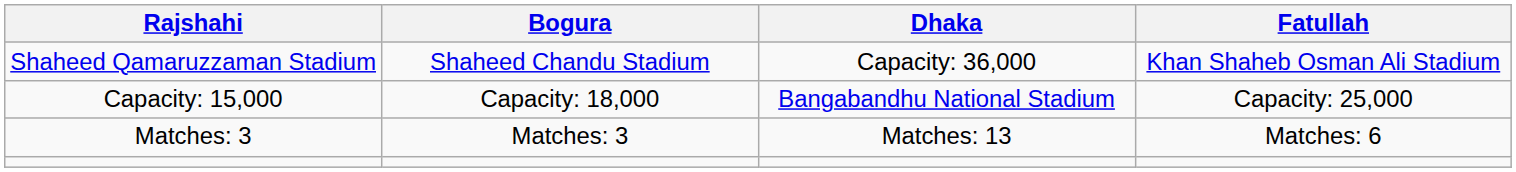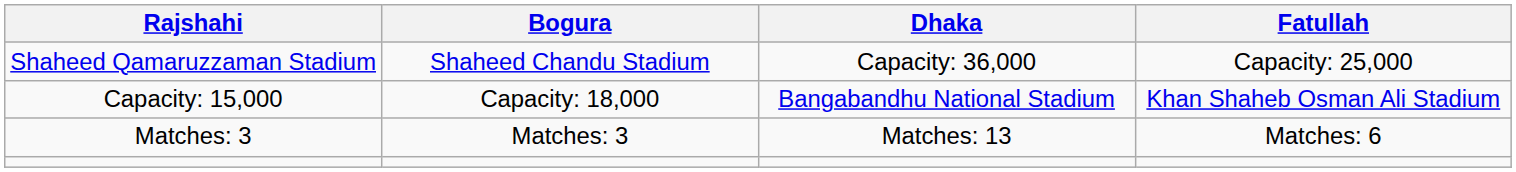(1323, 61) Khan Shaheb Osman Ali Stadium -> (1323, 61) Capacity: 25,000
(1323, 99) Capacity: 25,000 -> (1323, 99) Khan Shaheb Osman Ali Stadium
